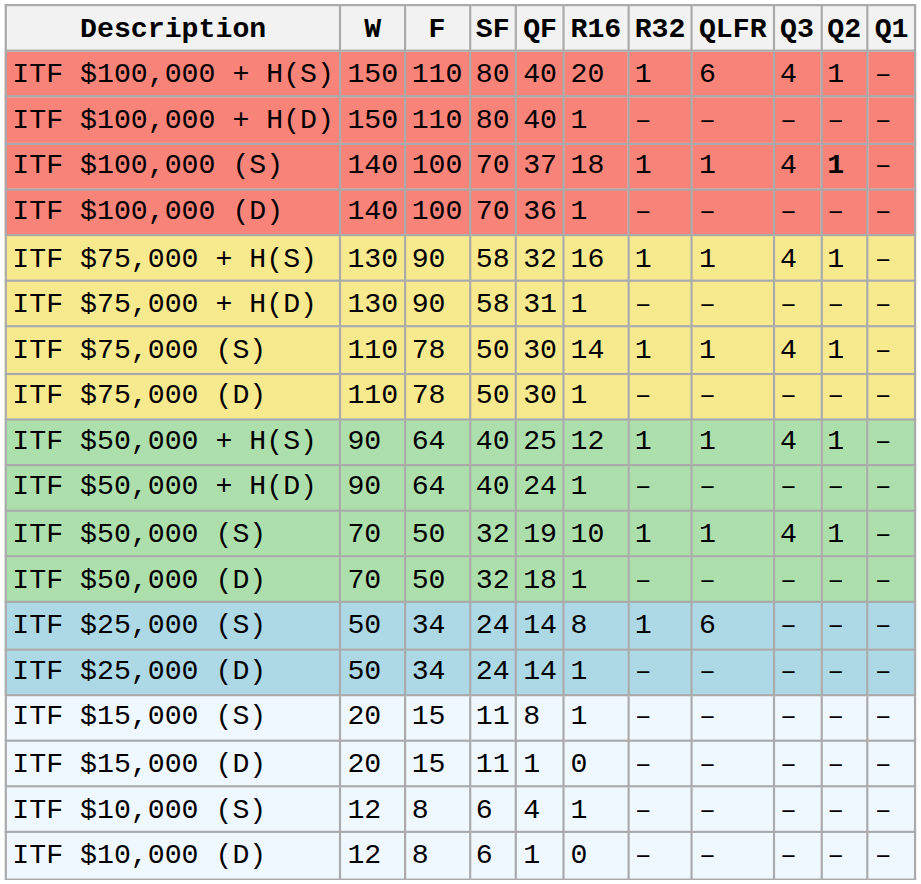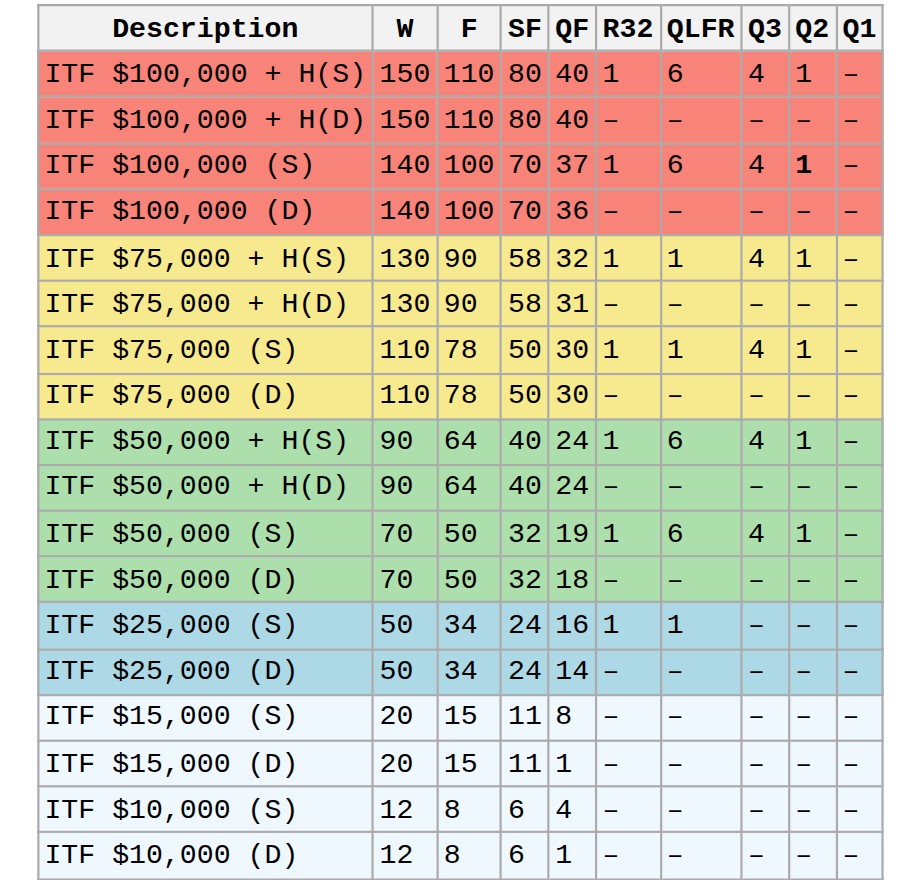- column: (596, 28)
(707, 166) 1 -> (675, 166) 6
(540, 442) 25 -> (572, 442) 24
(707, 442) 1 -> (675, 442) 6
(707, 534) 1 -> (675, 534) 6
(540, 626) 14 -> (572, 626) 16
(707, 626) 6 -> (675, 626) 1
